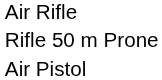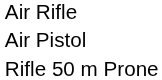rows swapped: (46, 69) <-> (82, 40)
